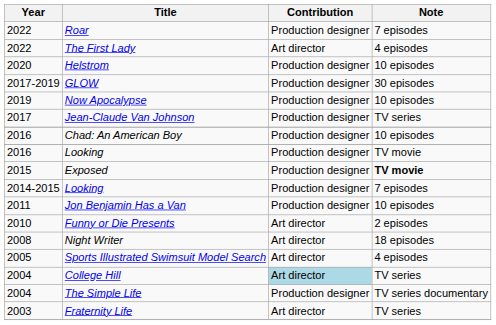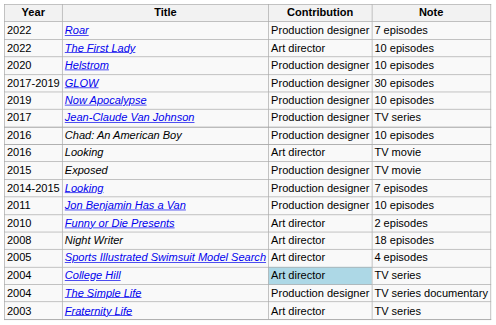(401, 48) 4 episodes -> (404, 48) 10 episodes
(320, 153) Production designer -> (298, 153) Art director
(399, 170) bold -> (398, 170) normal
